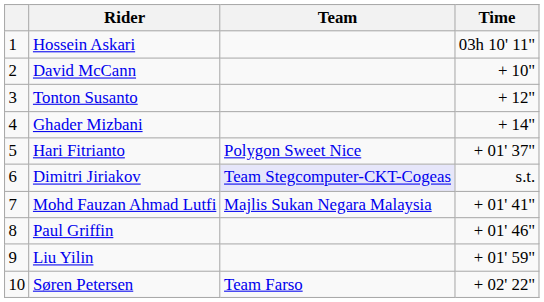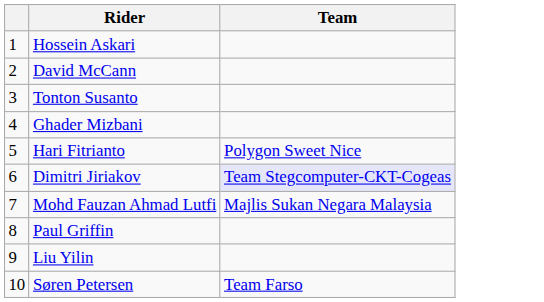- column: (497, 17)
